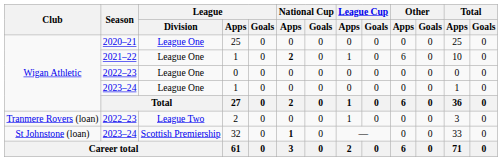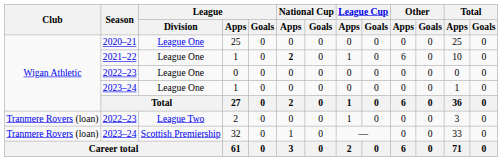(52, 133) St Johnstone (loan) -> (52, 133) Tranmere Rovers (loan)
(291, 133) bold -> (291, 133) normal
